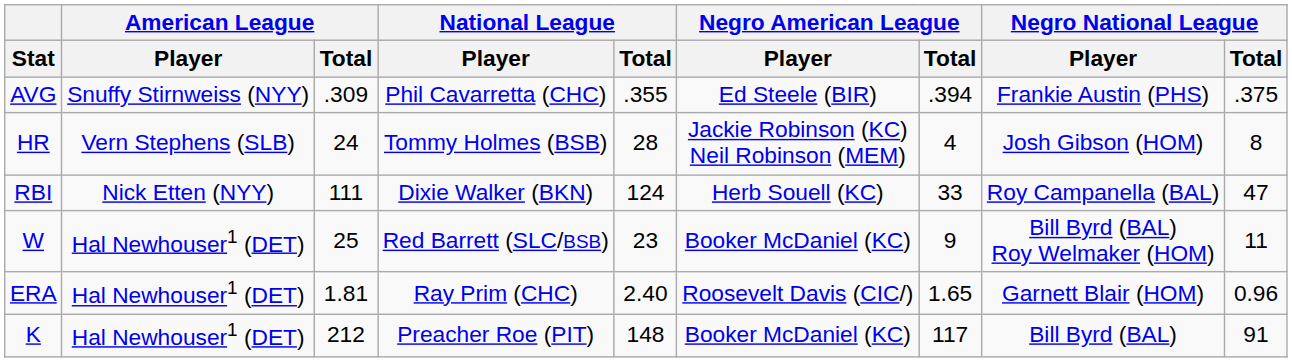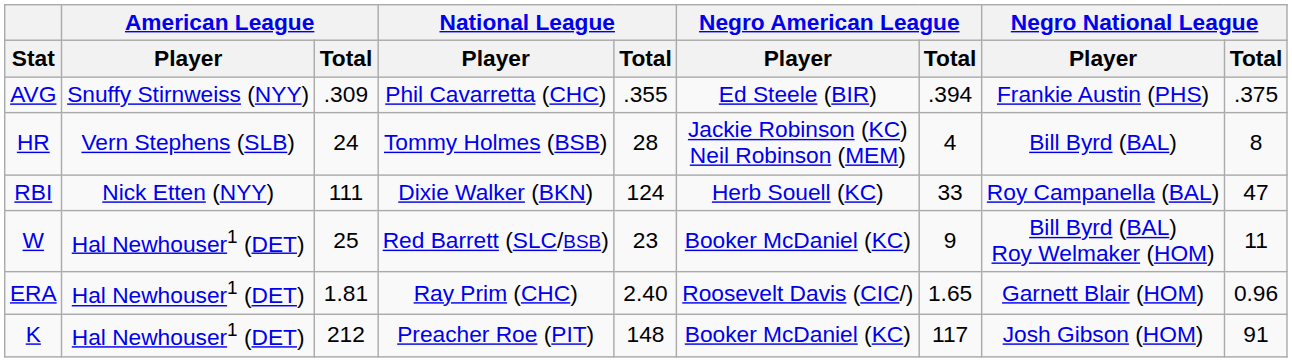(1103, 143) Josh Gibson (HOM) -> (1103, 143) Bill Byrd (BAL)
(1103, 335) Bill Byrd (BAL) -> (1103, 335) Josh Gibson (HOM)
